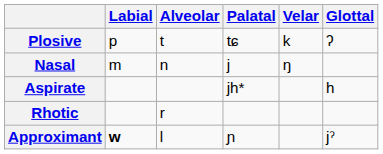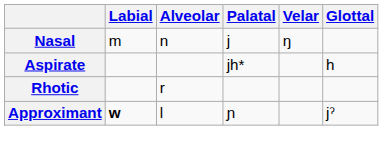- row: (55, 40)
